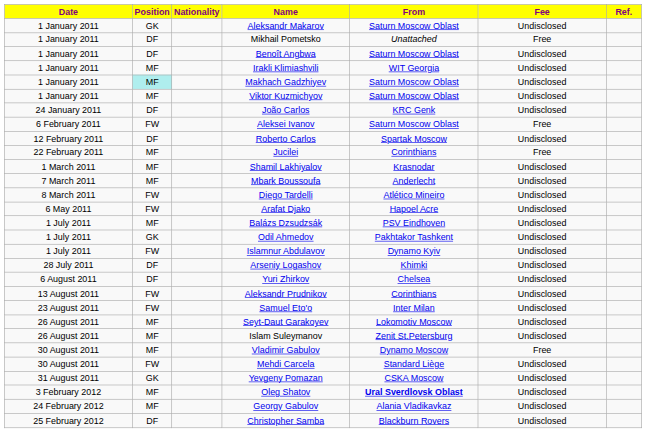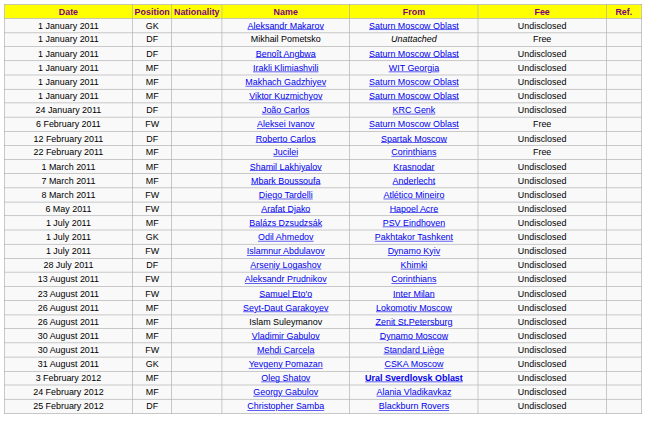(152, 82) paleturquoise background -> (152, 82) no background
- row: (286, 280)
(542, 350) Free -> (542, 336) Undisclosed
